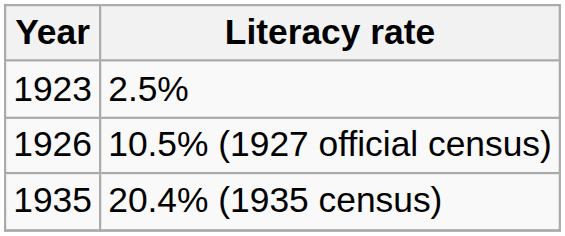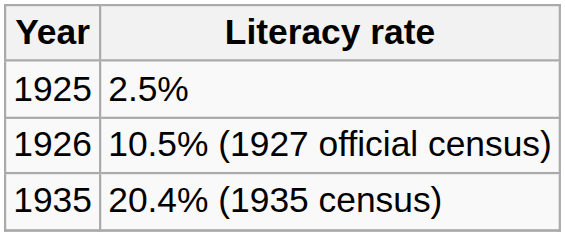(53, 88) 1923 -> (53, 88) 1925
